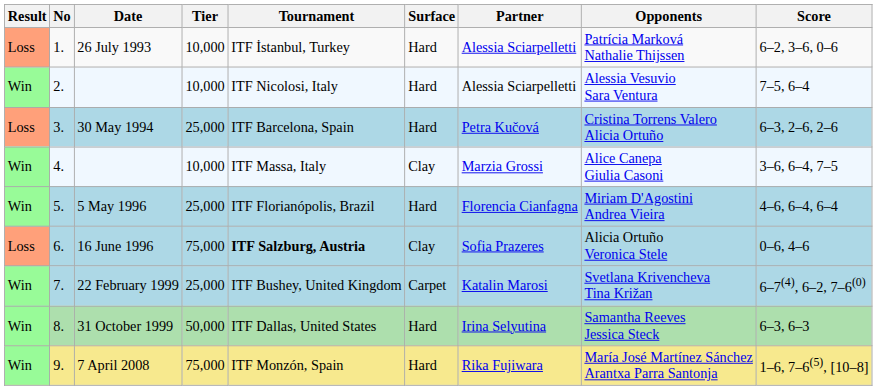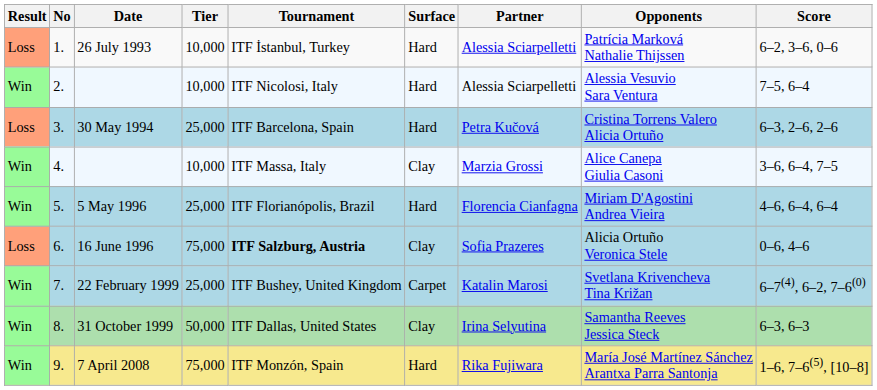(423, 325) Hard -> (422, 325) Clay
